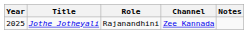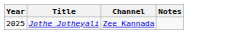- column: (131, 11)
